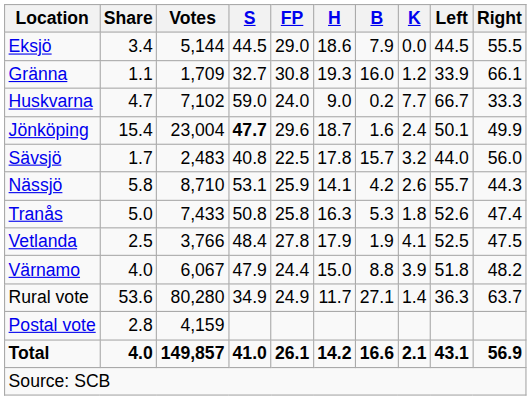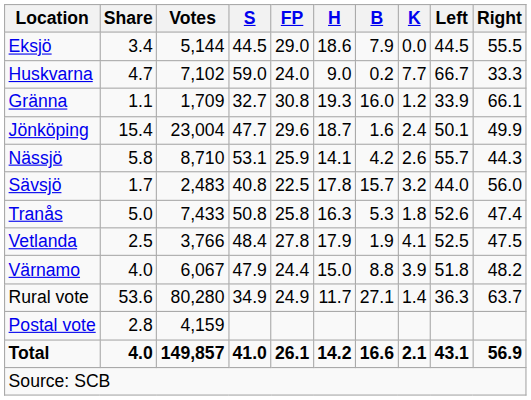rows swapped: (38, 74) <-> (51, 102)
(250, 130) bold -> (250, 130) normal
rows swapped: (36, 185) <-> (35, 158)
